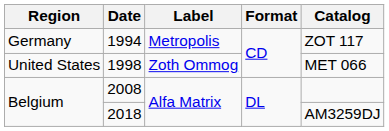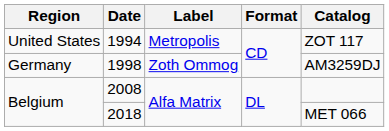(40, 41) Germany -> (54, 41) United States
(54, 65) United States -> (40, 65) Germany
(335, 65) MET 066 -> (342, 65) AM3259DJ
(342, 114) AM3259DJ -> (335, 114) MET 066
